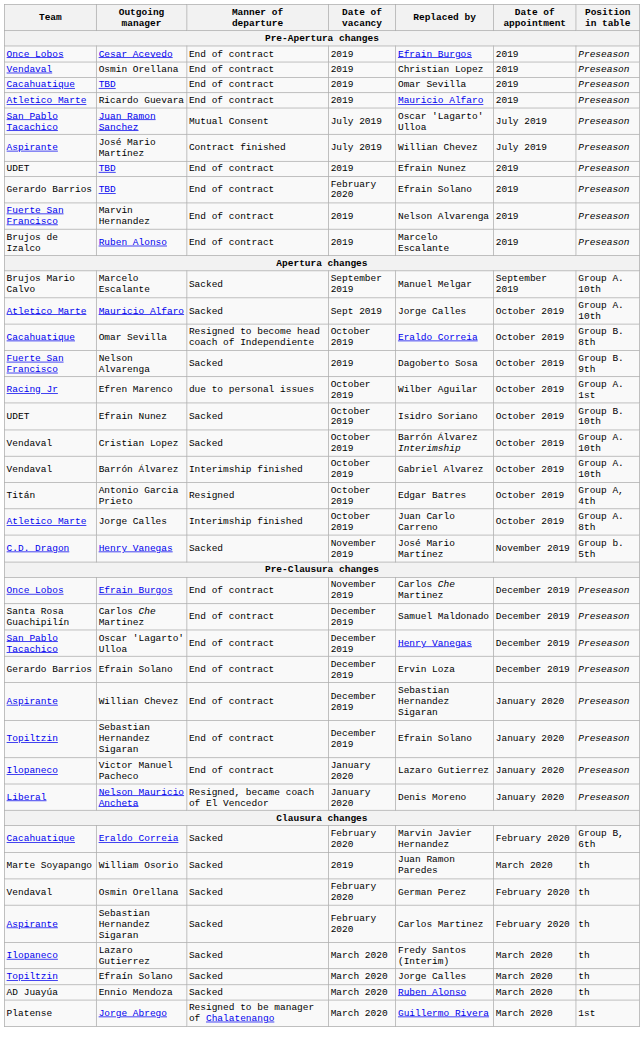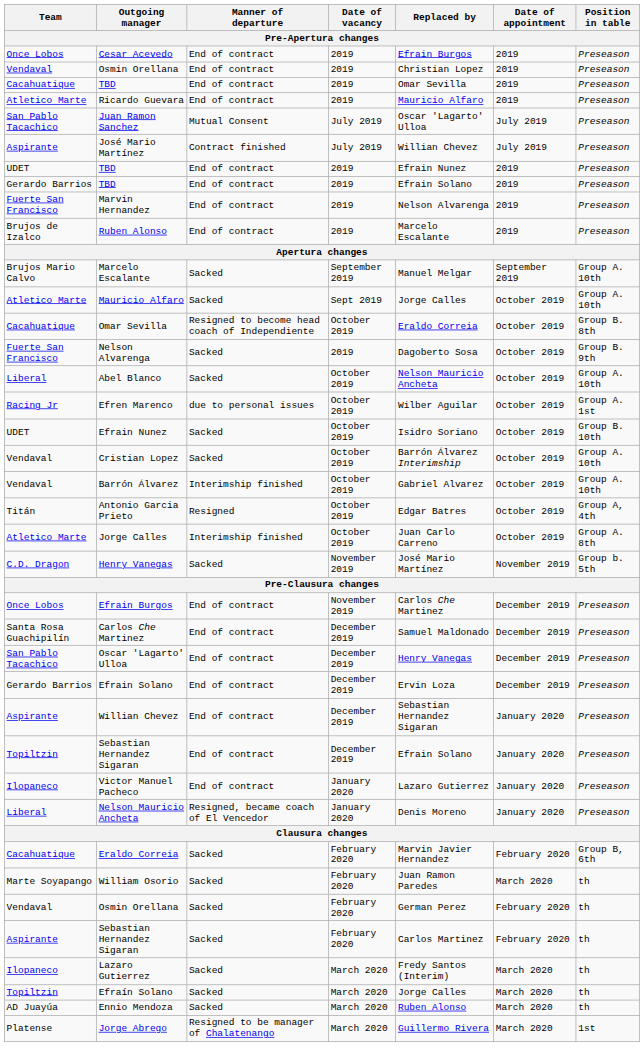(353, 190) February 2020 -> (342, 184) 2019
+ row: (27, 379)
(342, 866) 2019 -> (353, 881) February 2020
